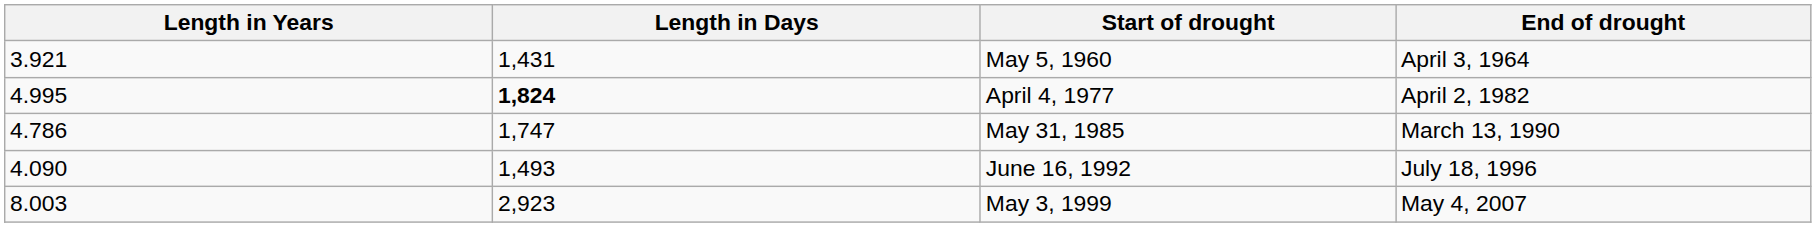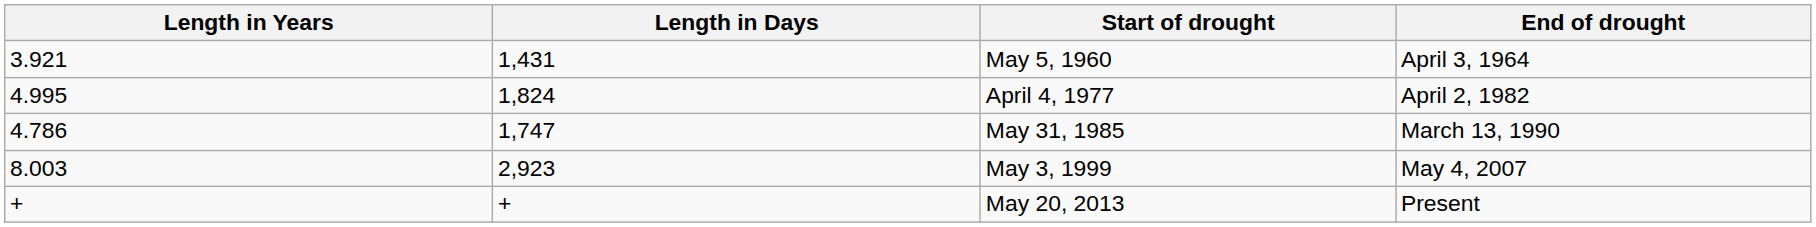(527, 95) bold -> (527, 95) normal
- row: (1058, 167)
+ row: (1055, 204)
